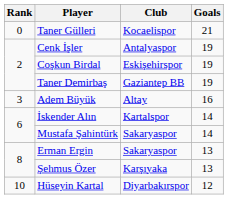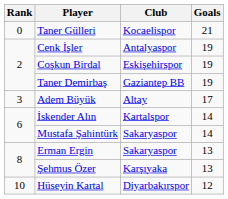(207, 99) 16 -> (207, 99) 17
